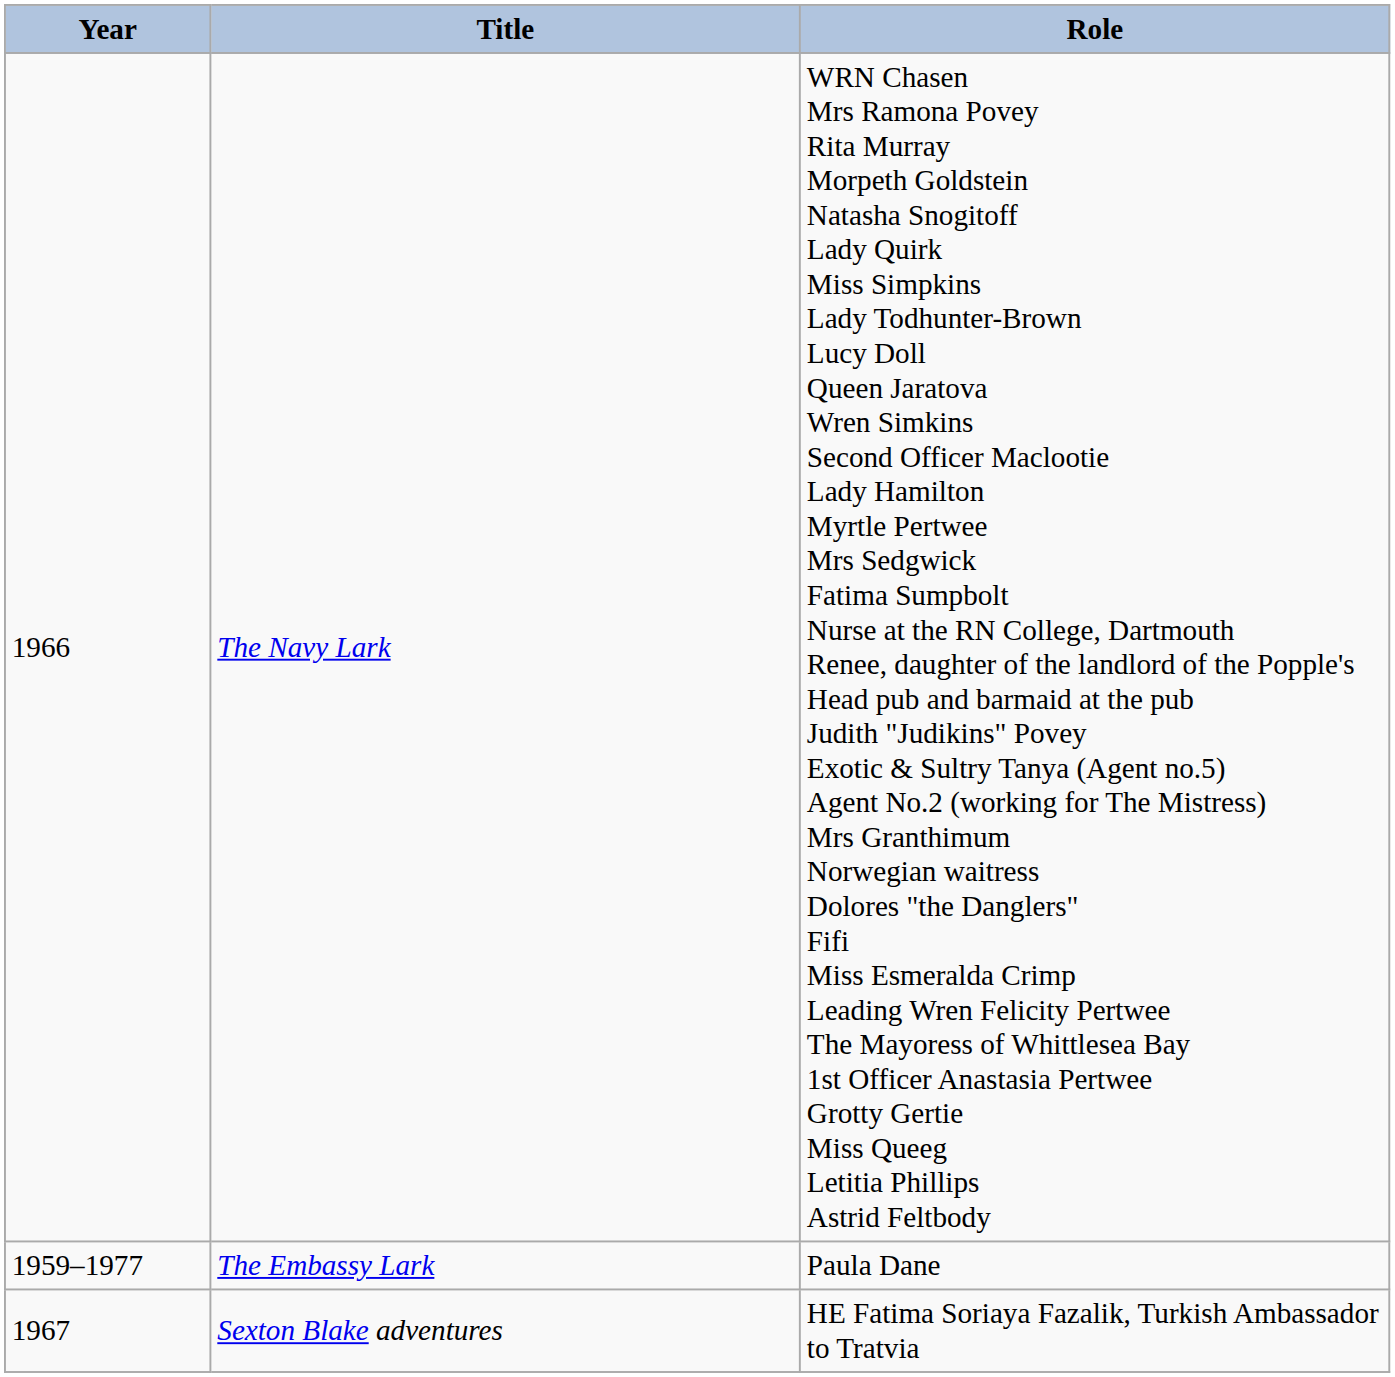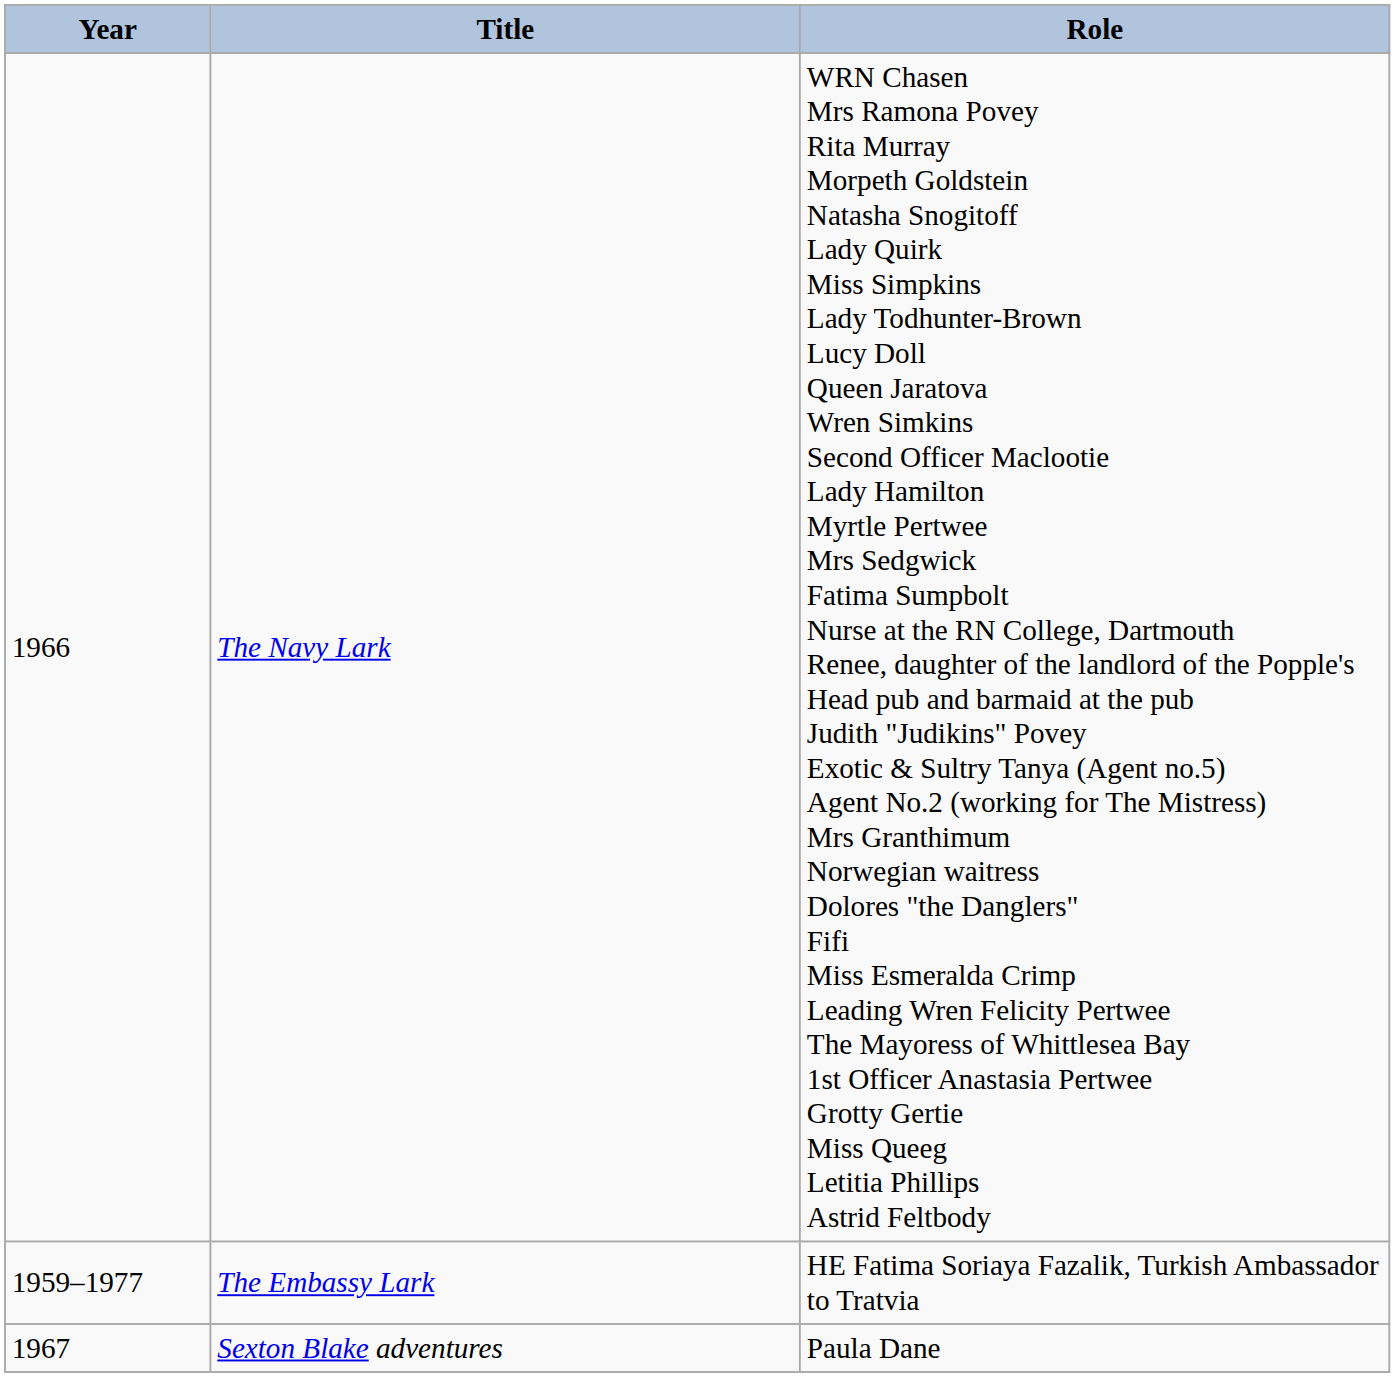(874, 1265) Paula Dane -> (1093, 1282) HE Fatima Soriaya Fazalik, Turkish Ambassador to Tratvia
(1093, 1330) HE Fatima Soriaya Fazalik, Turkish Ambassador to Tratvia -> (874, 1348) Paula Dane
